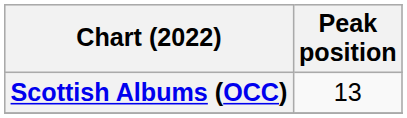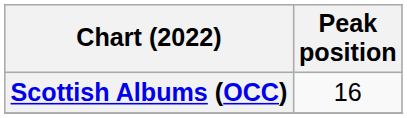(348, 92) 13 -> (348, 92) 16
